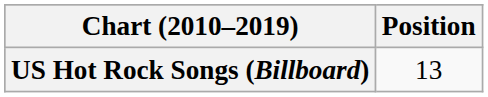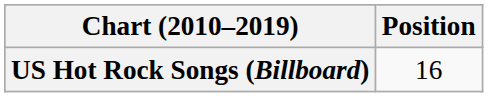(429, 69) 13 -> (429, 69) 16
